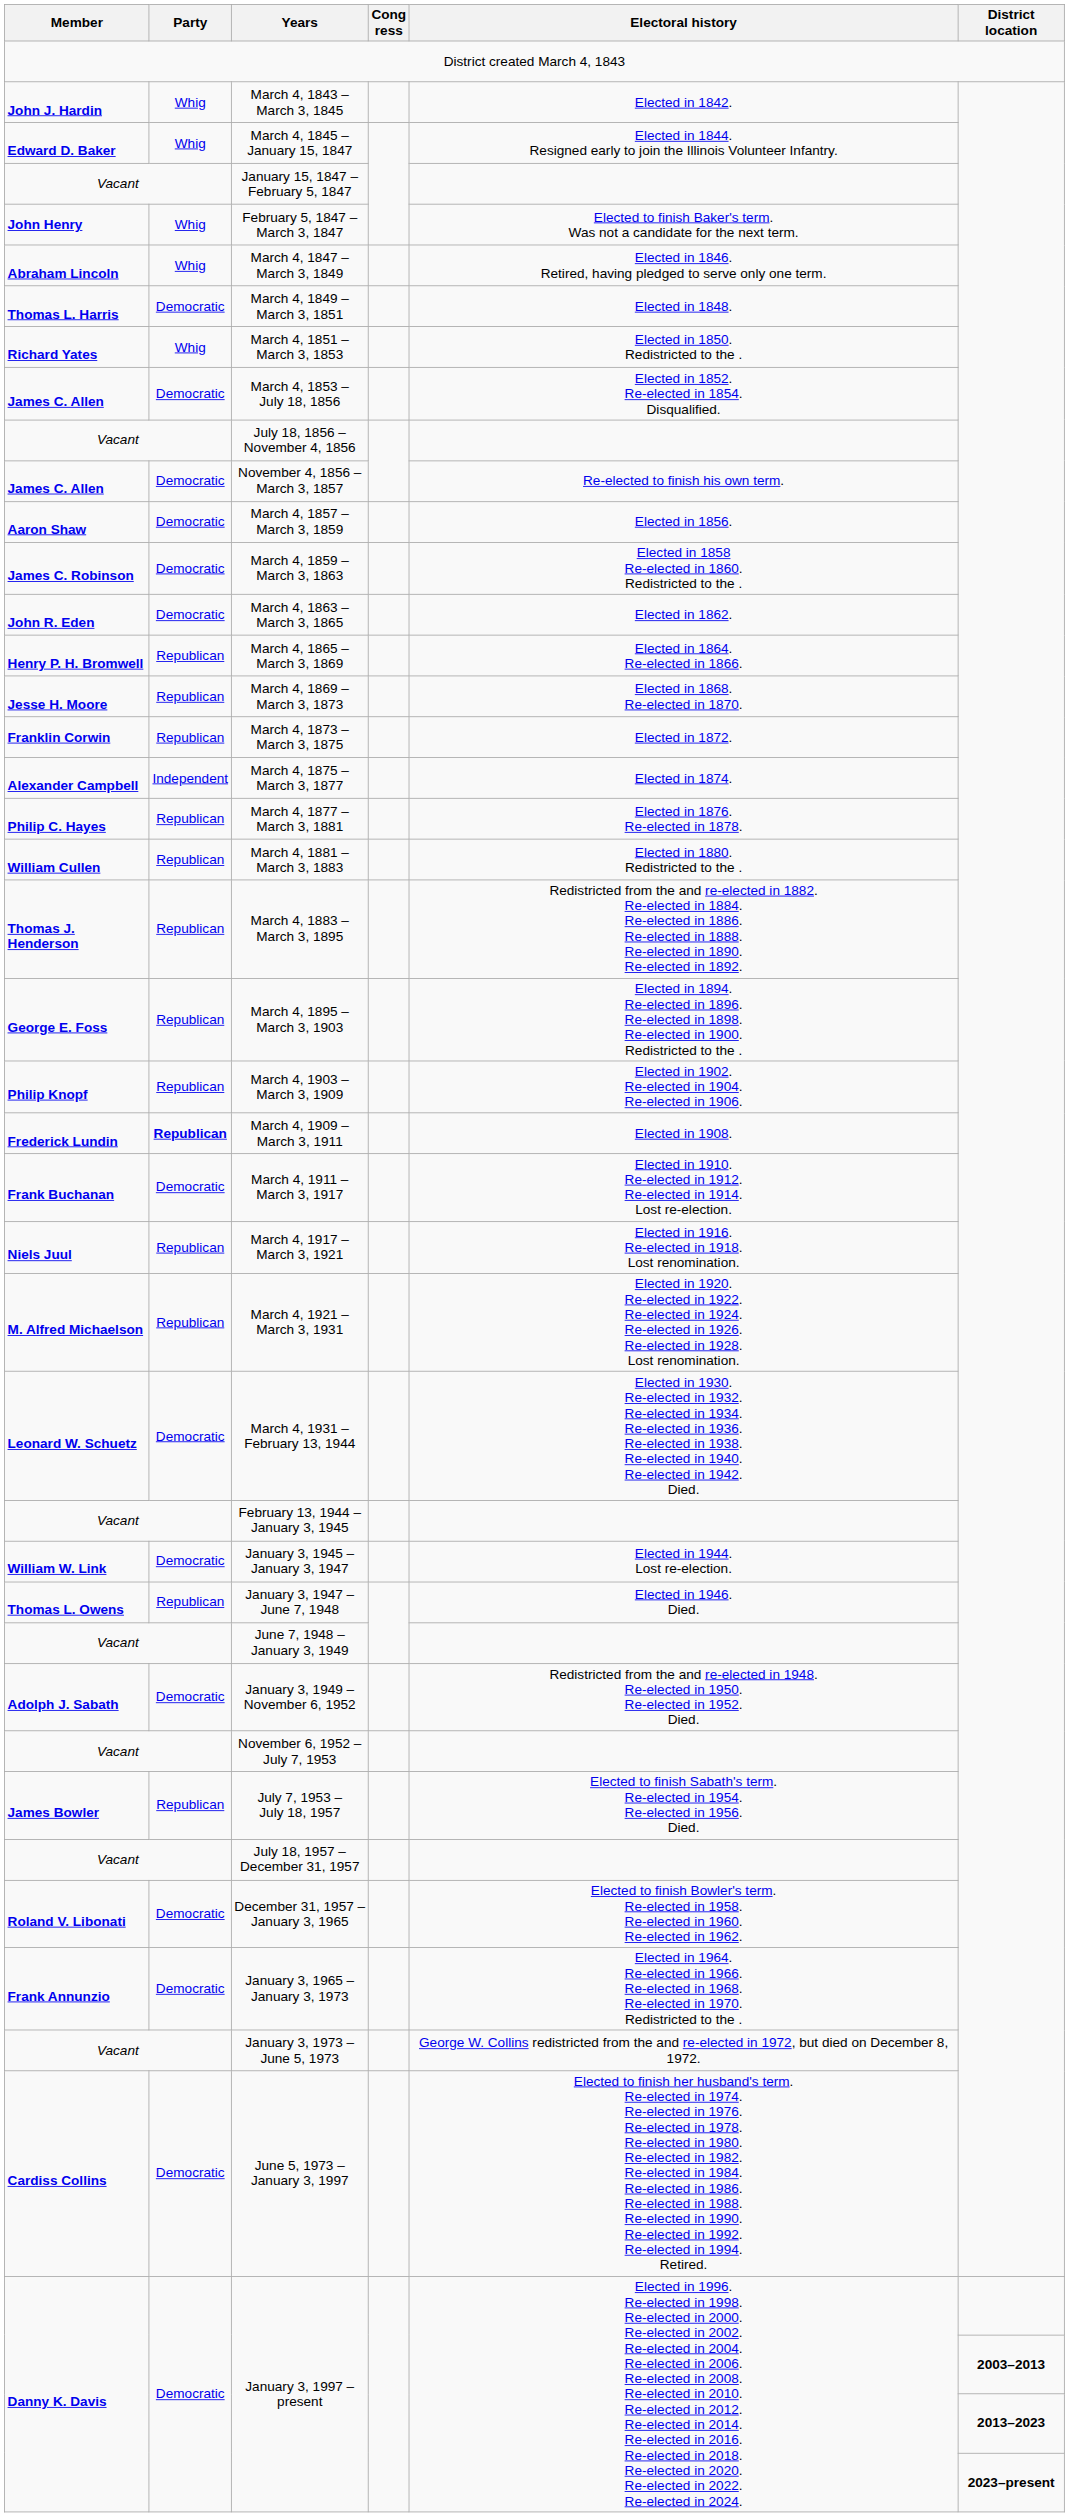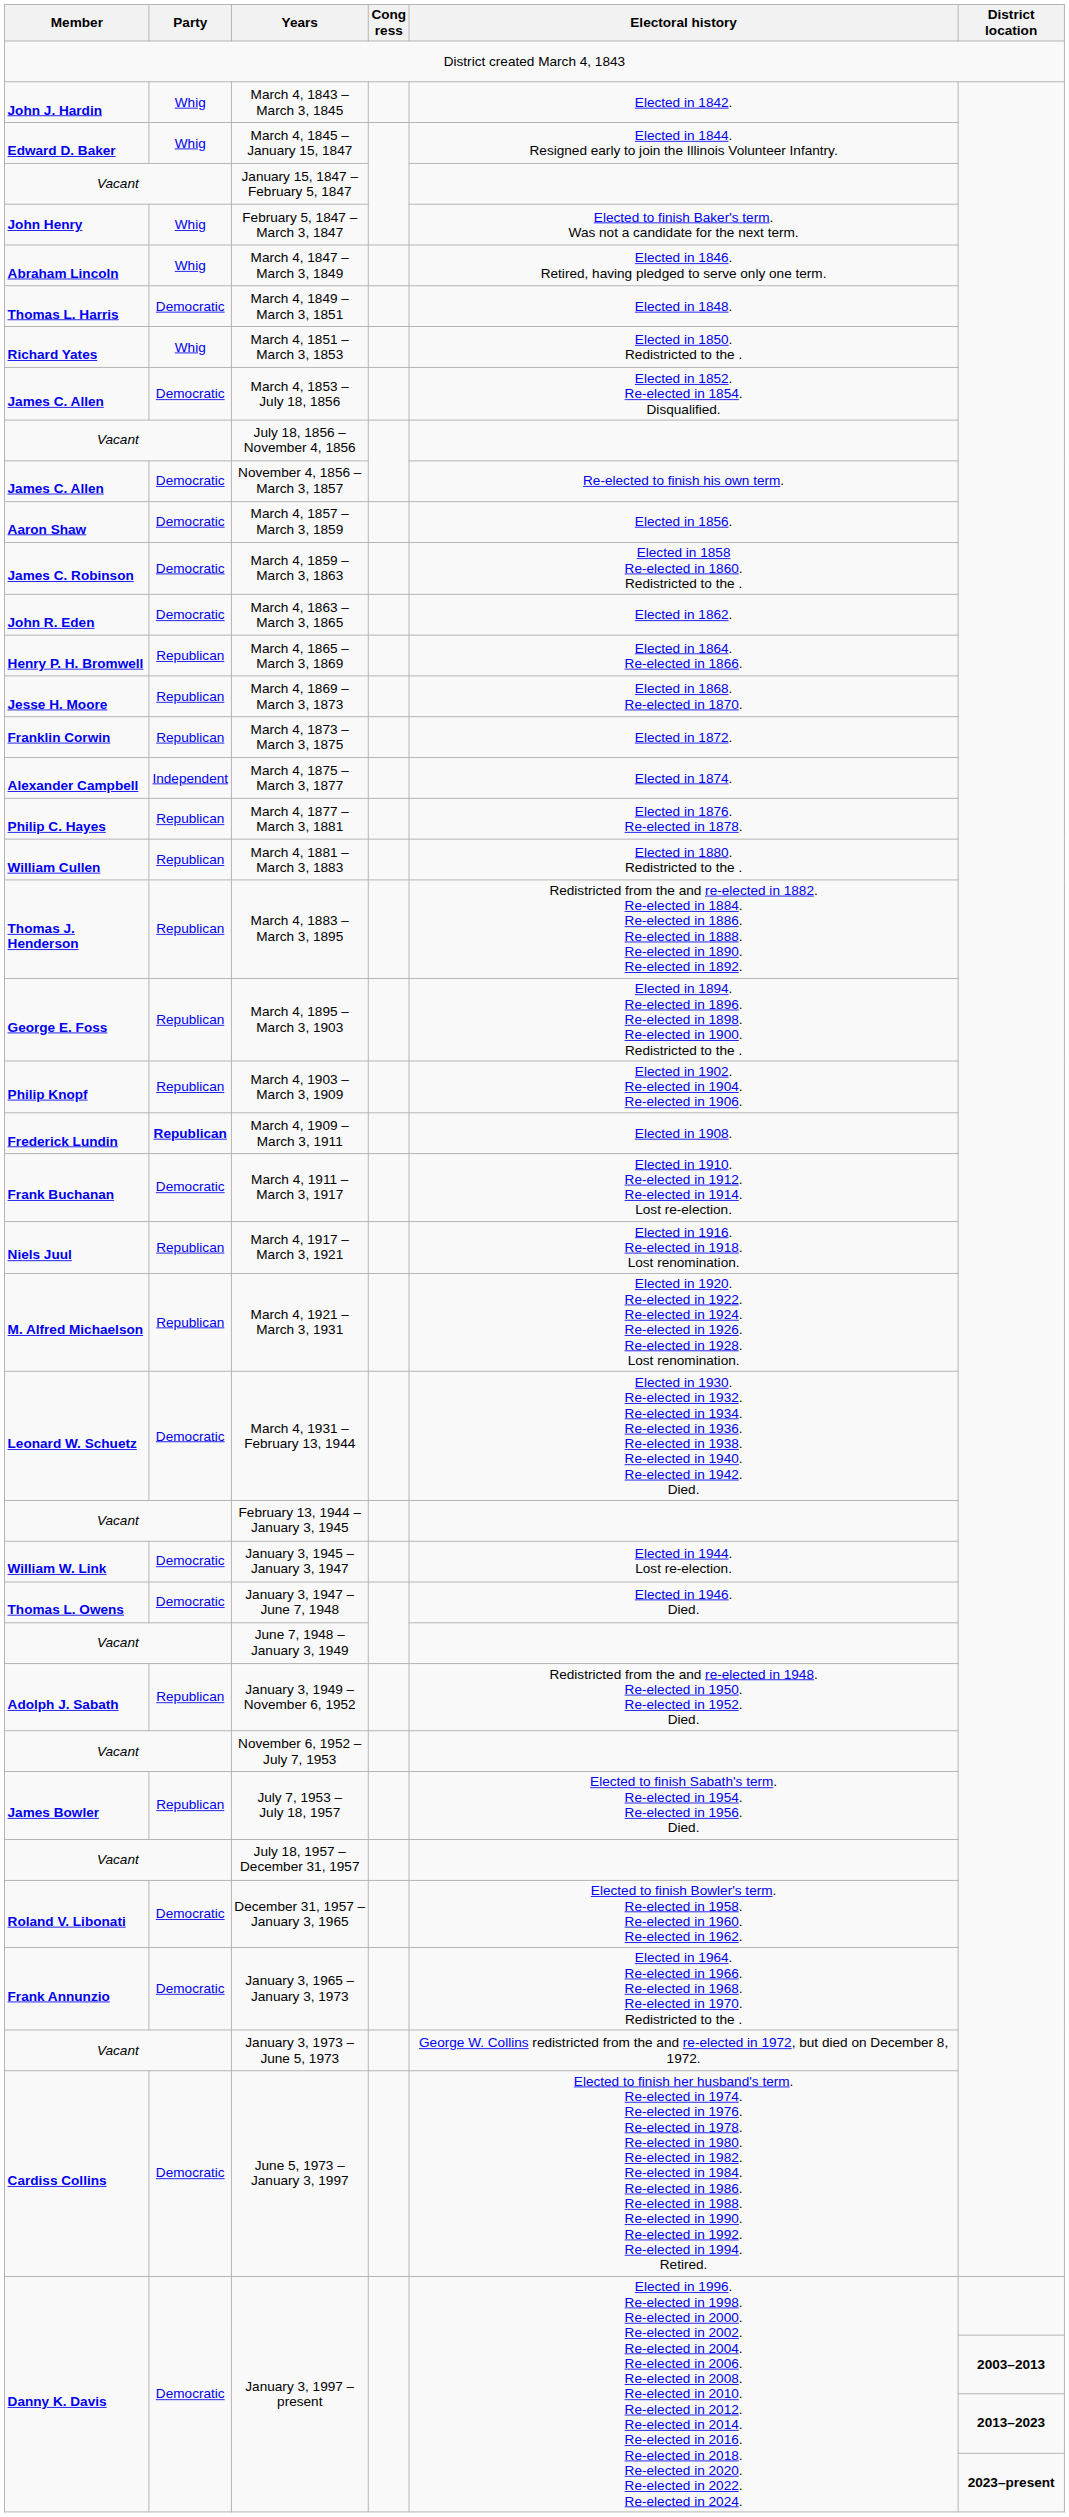(190, 1602) Republican -> (190, 1602) Democratic
(190, 1697) Democratic -> (190, 1697) Republican
